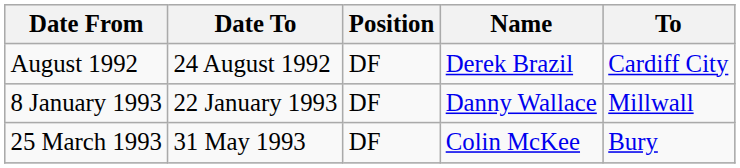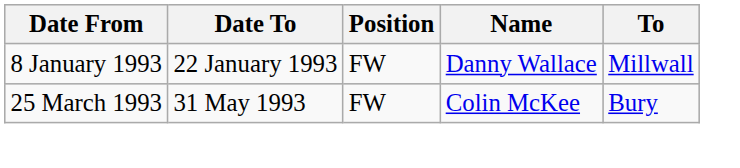- row: (74, 63)
(365, 102) DF -> (367, 63) FW
(365, 142) DF -> (367, 102) FW
